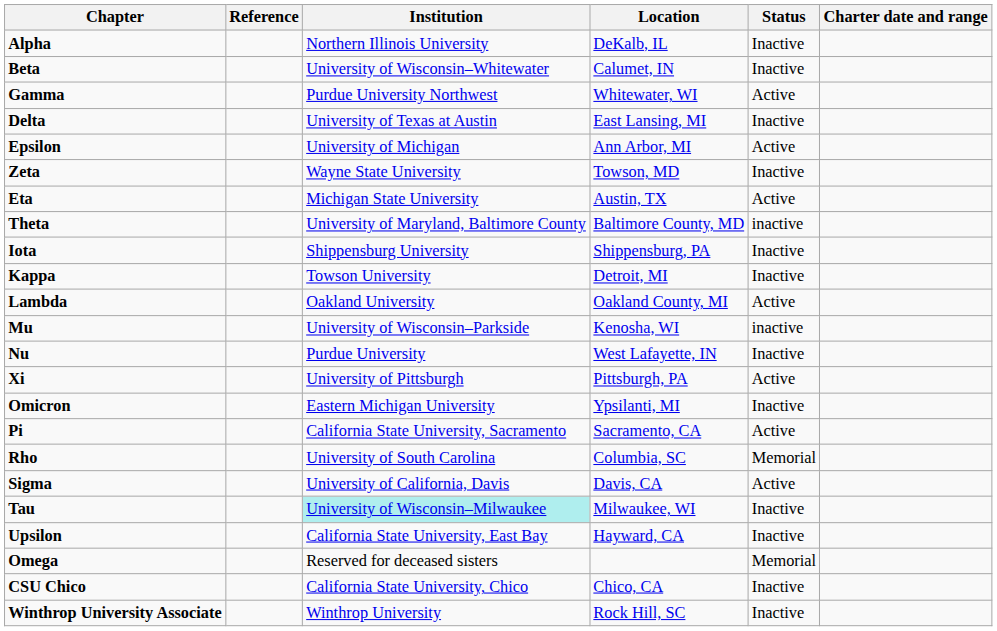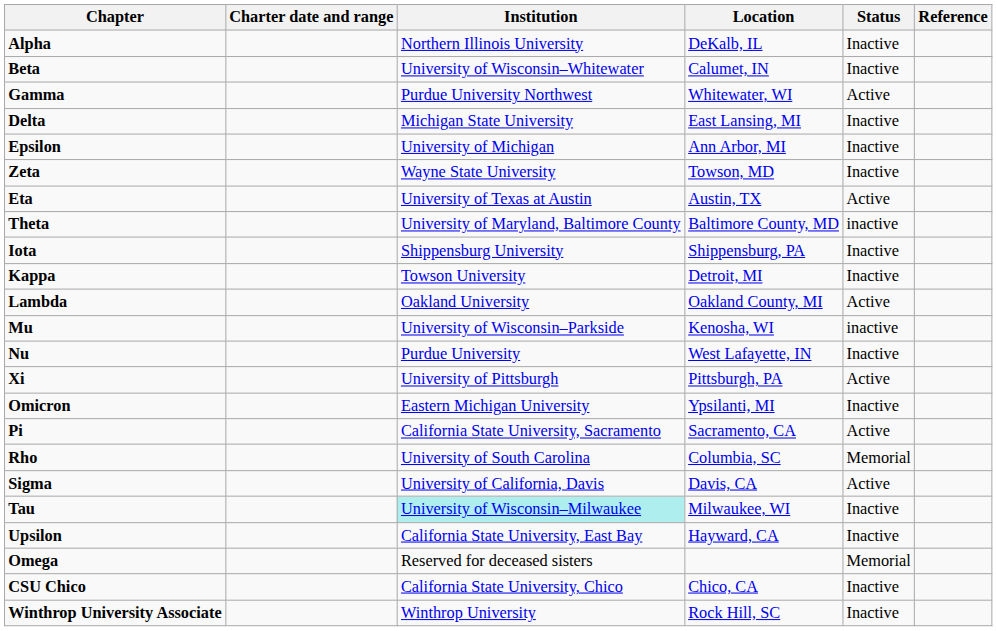columns swapped: (906, 17) <-> (264, 17)
(402, 120) University of Texas at Austin -> (487, 120) Michigan State University
(773, 146) Active -> (873, 146) Inactive
(392, 198) Michigan State University -> (496, 198) University of Texas at Austin
